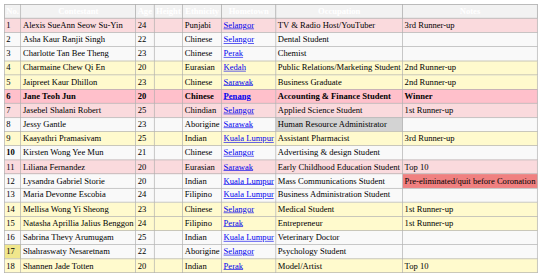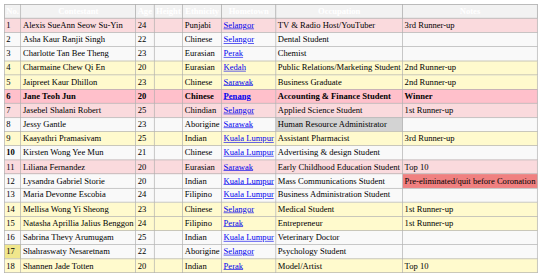(199, 53) Chinese -> (200, 53) Eurasian
(239, 152) Selangor -> (249, 152) Kuala Lumpur
